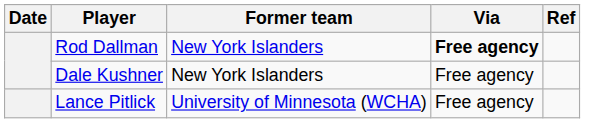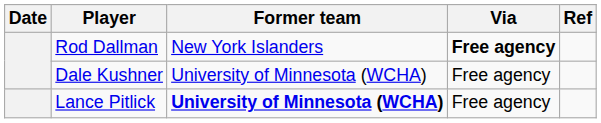(247, 74) New York Islanders -> (299, 74) University of Minnesota (WCHA)
(299, 103) normal -> (307, 103) bold
